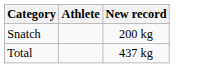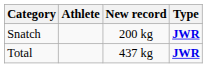+ column: (186, 14)
